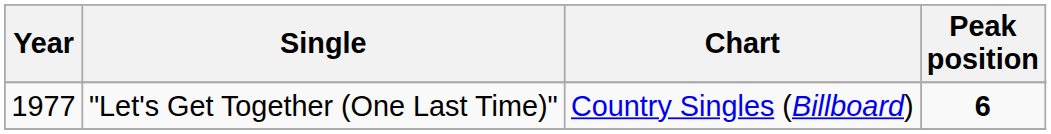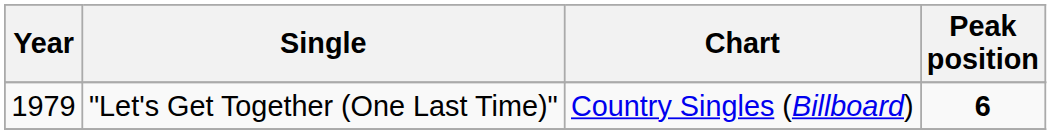(44, 105) 1977 -> (44, 105) 1979
